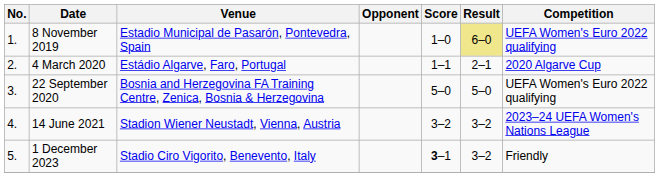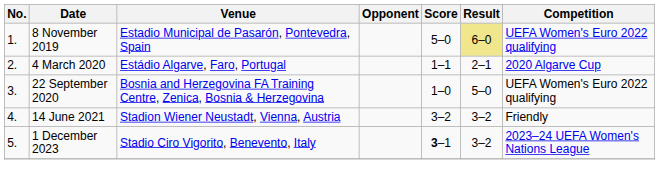(441, 39) 1–0 -> (441, 39) 5–0
(441, 91) 5–0 -> (441, 91) 1–0
(572, 123) 2023–24 UEFA Women's Nations League -> (527, 117) Friendly
(527, 156) Friendly -> (572, 142) 2023–24 UEFA Women's Nations League
